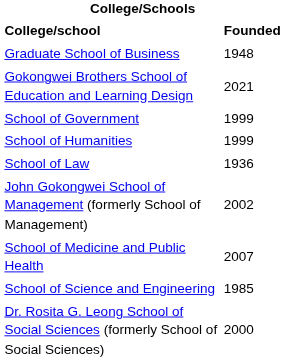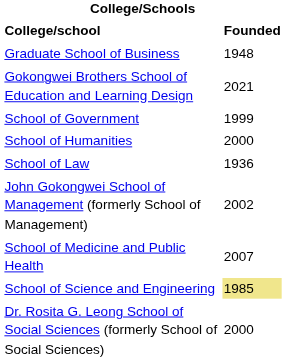(239, 141) 1999 -> (239, 141) 2000
(239, 288) no background -> (239, 288) khaki background
